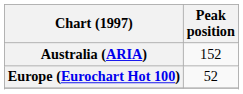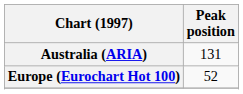(211, 54) 152 -> (211, 54) 131
